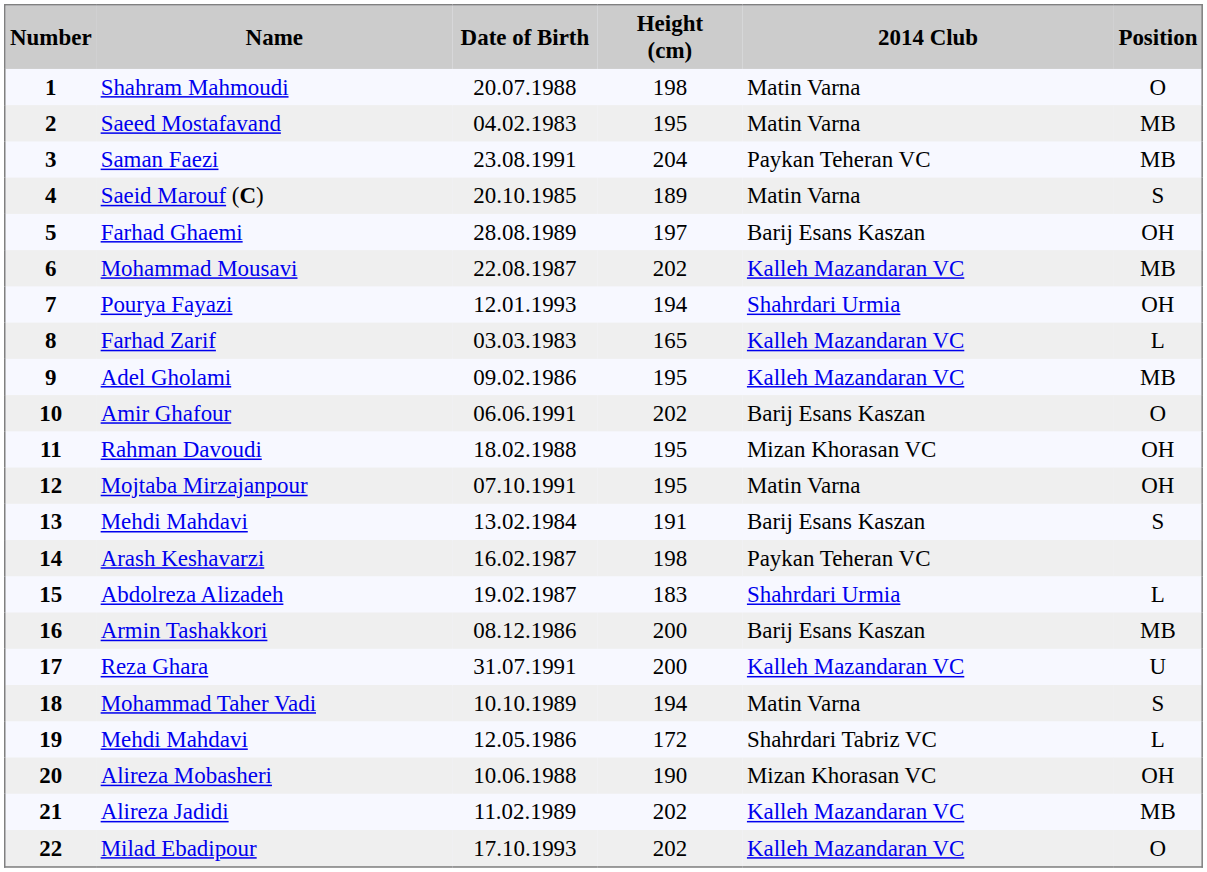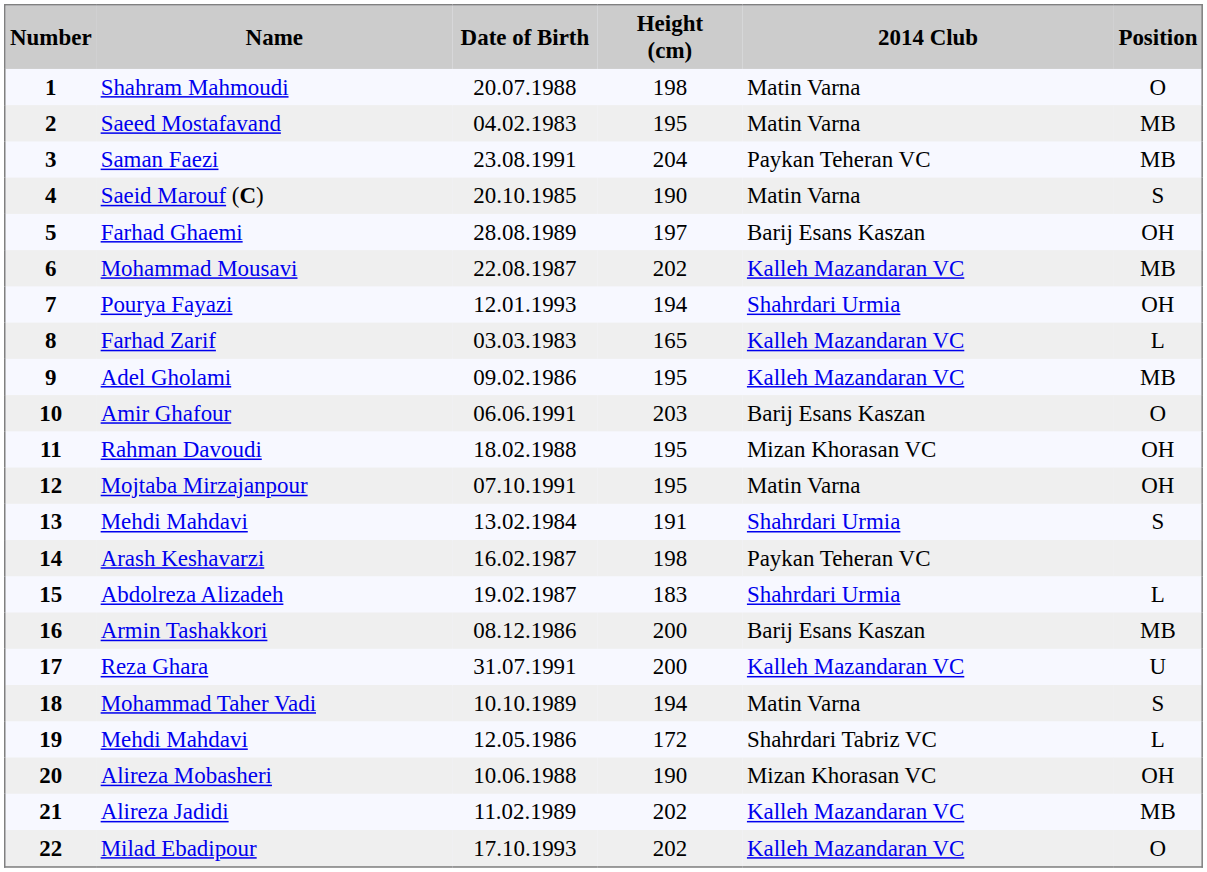(670, 195) 189 -> (670, 195) 190
(670, 412) 202 -> (670, 412) 203
(836, 521) Barij Esans Kaszan -> (824, 521) Shahrdari Urmia
